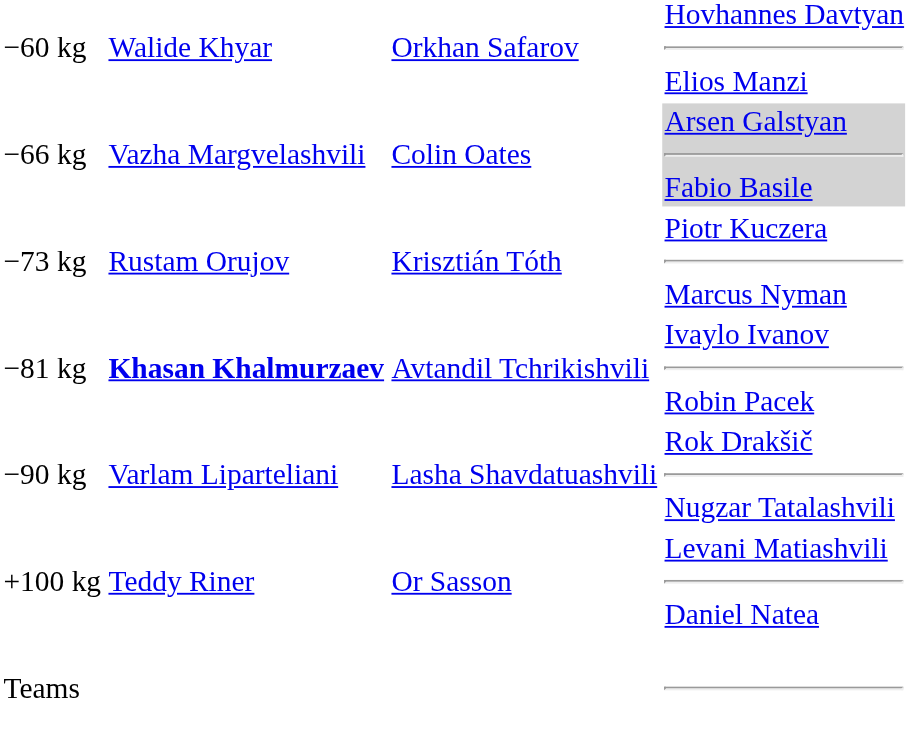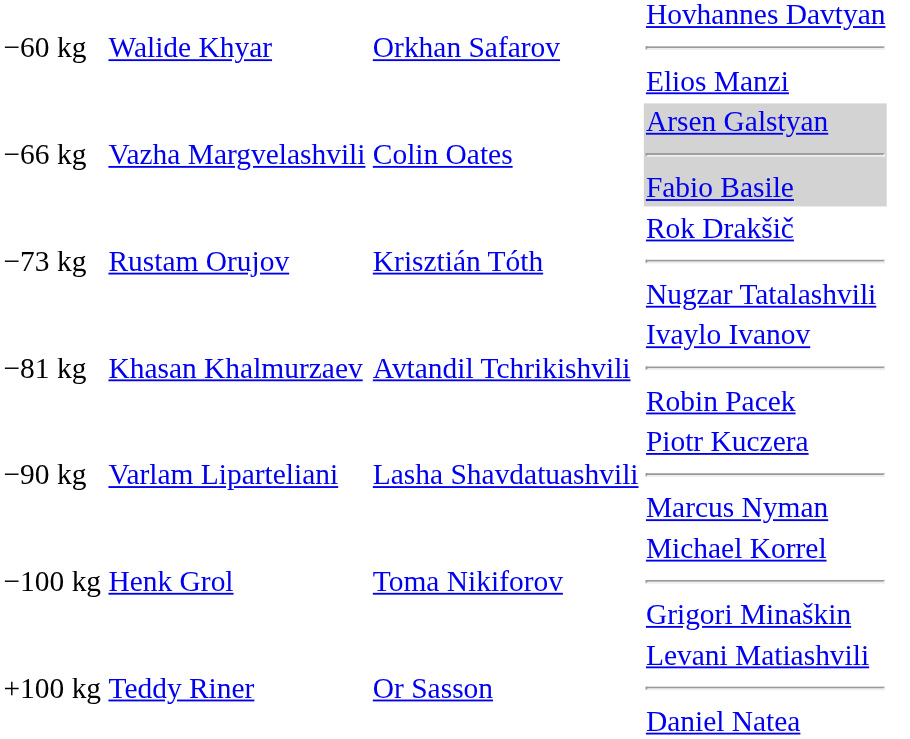(784, 261) Piotr Kuczera Marcus Nyman -> (766, 261) Rok Drakšič Nugzar Tatalashvili
(246, 367) bold -> (236, 367) normal
(784, 474) Rok Drakšič Nugzar Tatalashvili -> (766, 474) Piotr Kuczera Marcus Nyman
+ row: (52, 581)
- row: (42, 688)
